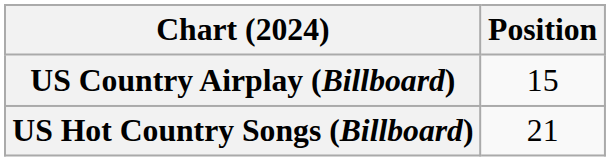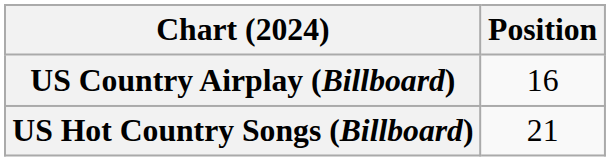(543, 79) 15 -> (543, 79) 16
